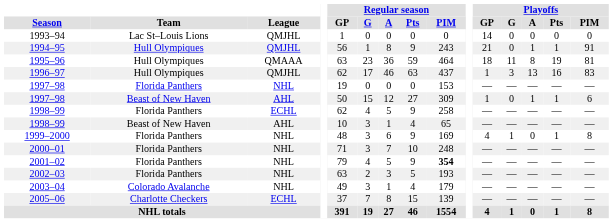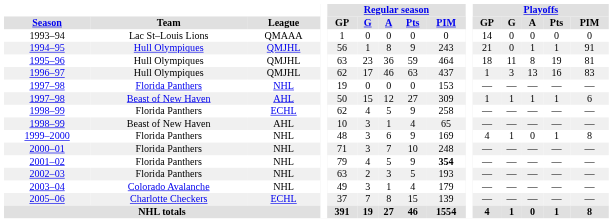(284, 35) QMJHL -> (284, 35) QMAAA
(284, 60) QMAAA -> (284, 60) QMJHL
(512, 98) 0 -> (512, 98) 1
